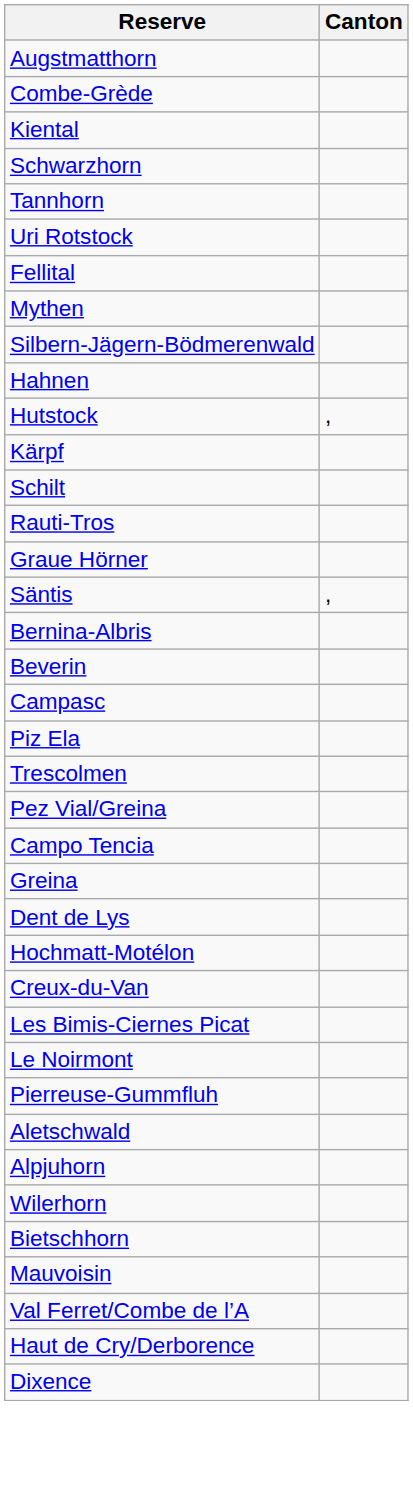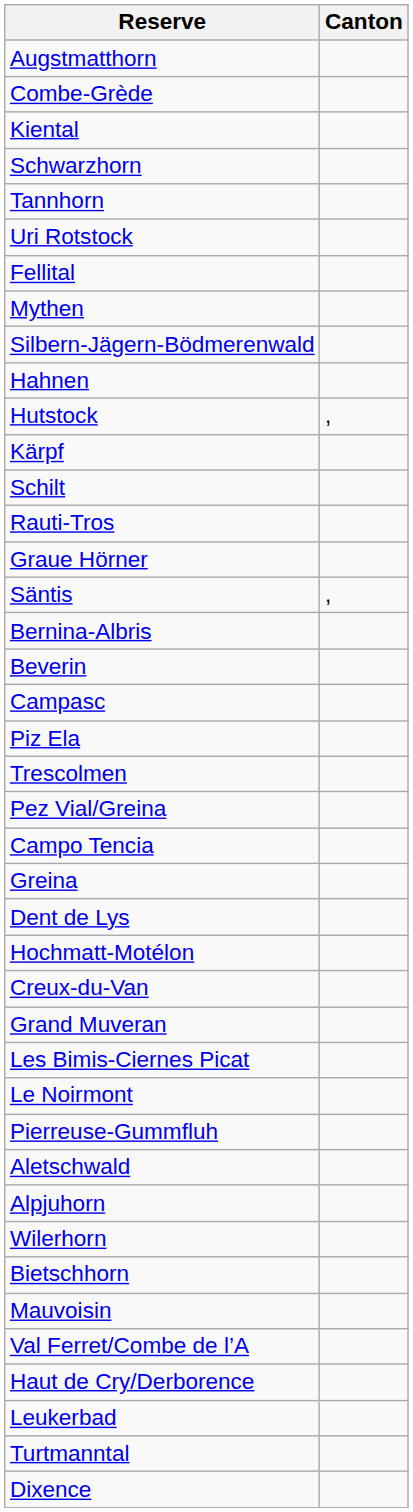+ row: (88, 1024)
+ row: (63, 1417)
+ row: (70, 1453)
